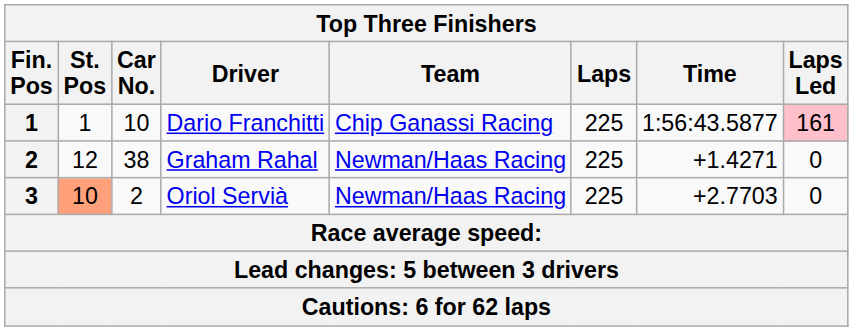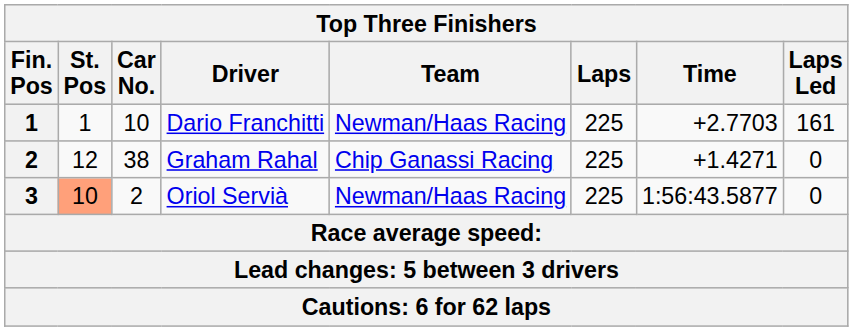(444, 123) Chip Ganassi Racing -> (451, 123) Newman/Haas Racing
(710, 123) 1:56:43.5877 -> (735, 123) +2.7703
(816, 123) pink background -> (816, 123) no background
(451, 160) Newman/Haas Racing -> (444, 160) Chip Ganassi Racing
(735, 197) +2.7703 -> (710, 197) 1:56:43.5877
